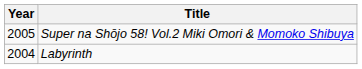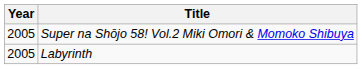(21, 53) 2004 -> (21, 53) 2005
